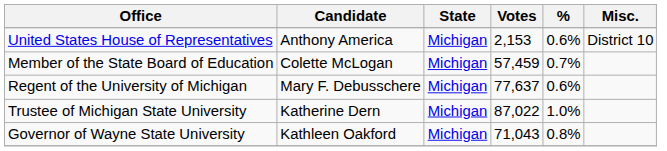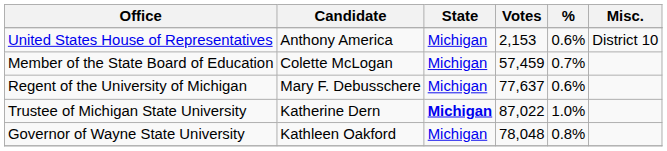(457, 110) normal -> (460, 110) bold
(517, 134) 71,043 -> (522, 134) 78,048
